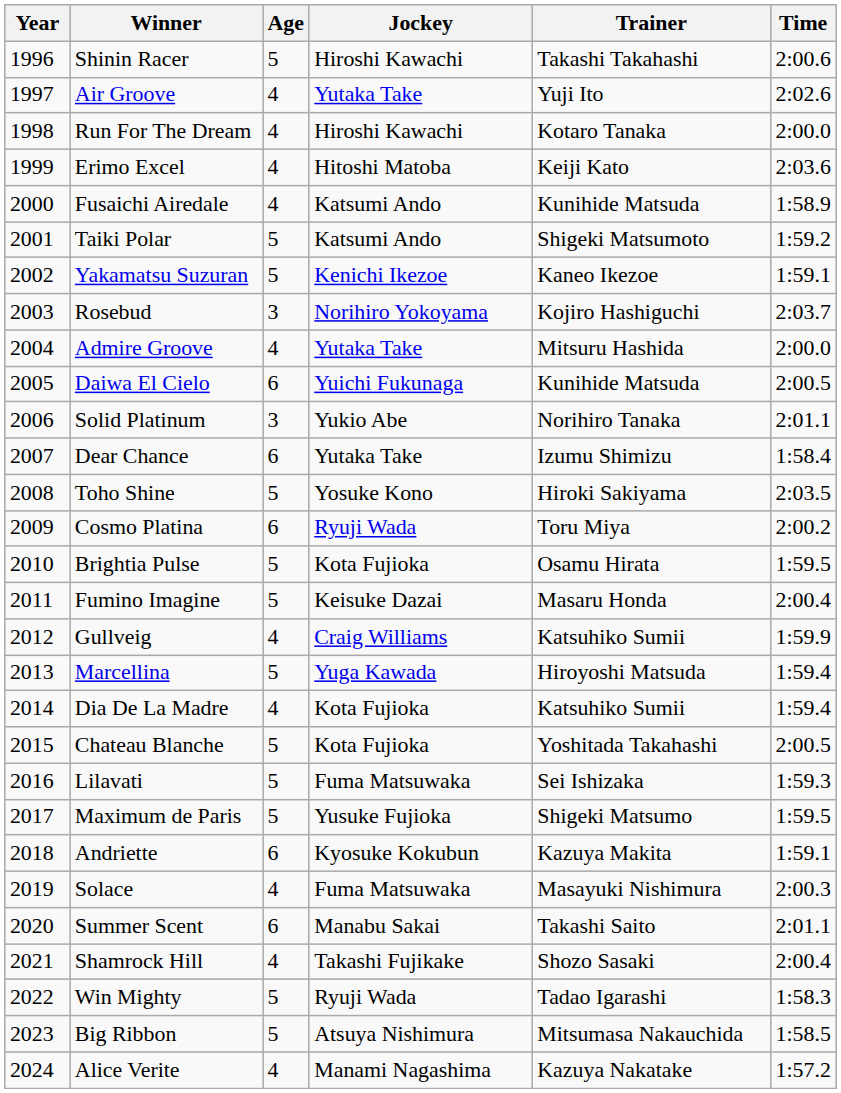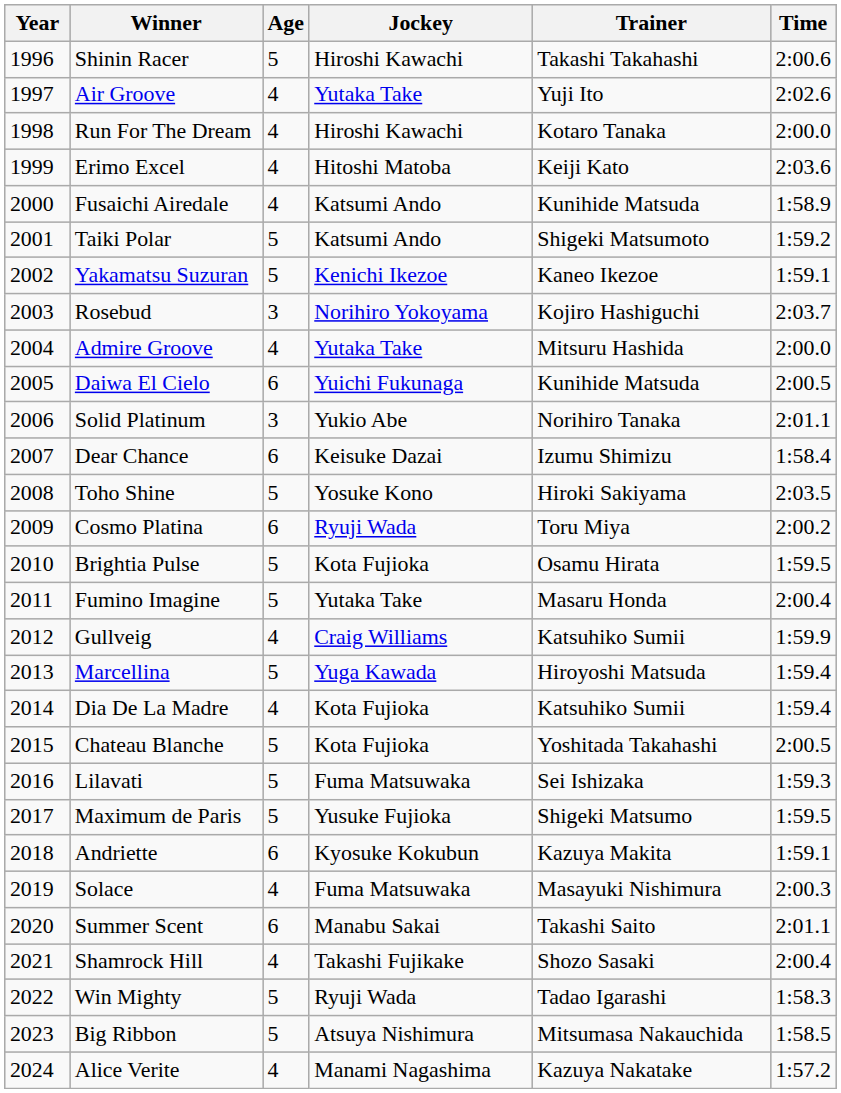(368, 456) Yutaka Take -> (378, 456) Keisuke Dazai
(378, 600) Keisuke Dazai -> (368, 600) Yutaka Take
